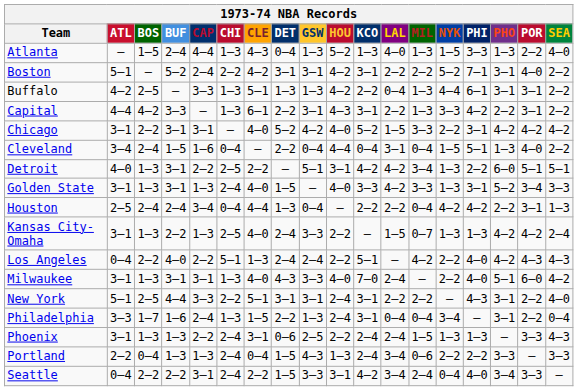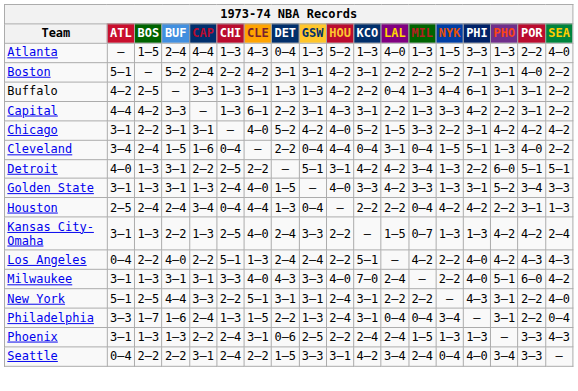(230, 279) 1–3 -> (230, 279) 3–3
- row: (36, 357)
